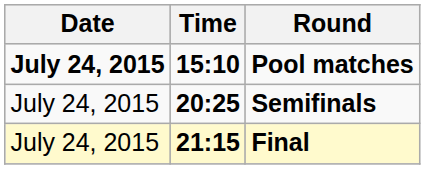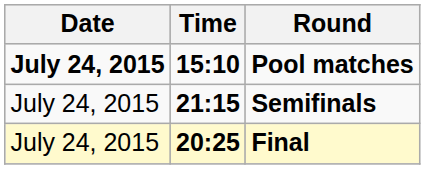(208, 103) 20:25 -> (208, 103) 21:15
(208, 143) 21:15 -> (208, 143) 20:25
